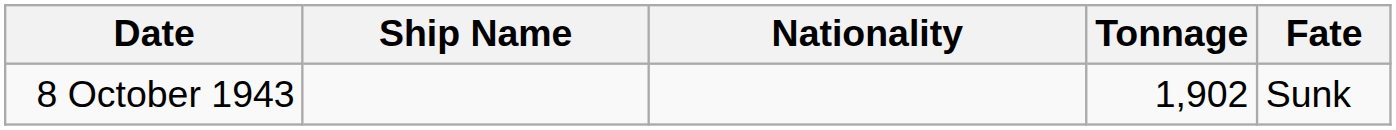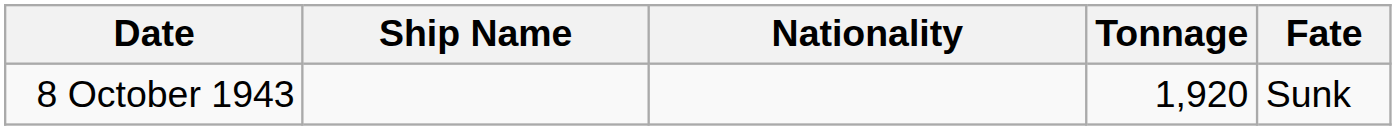(1202, 93) 1,902 -> (1202, 93) 1,920
